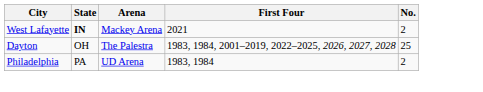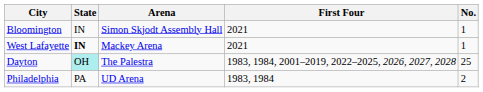+ row: (34, 29)
(403, 29) 2 -> (463, 45) 1
(81, 45) no background -> (81, 62) paleturquoise background
